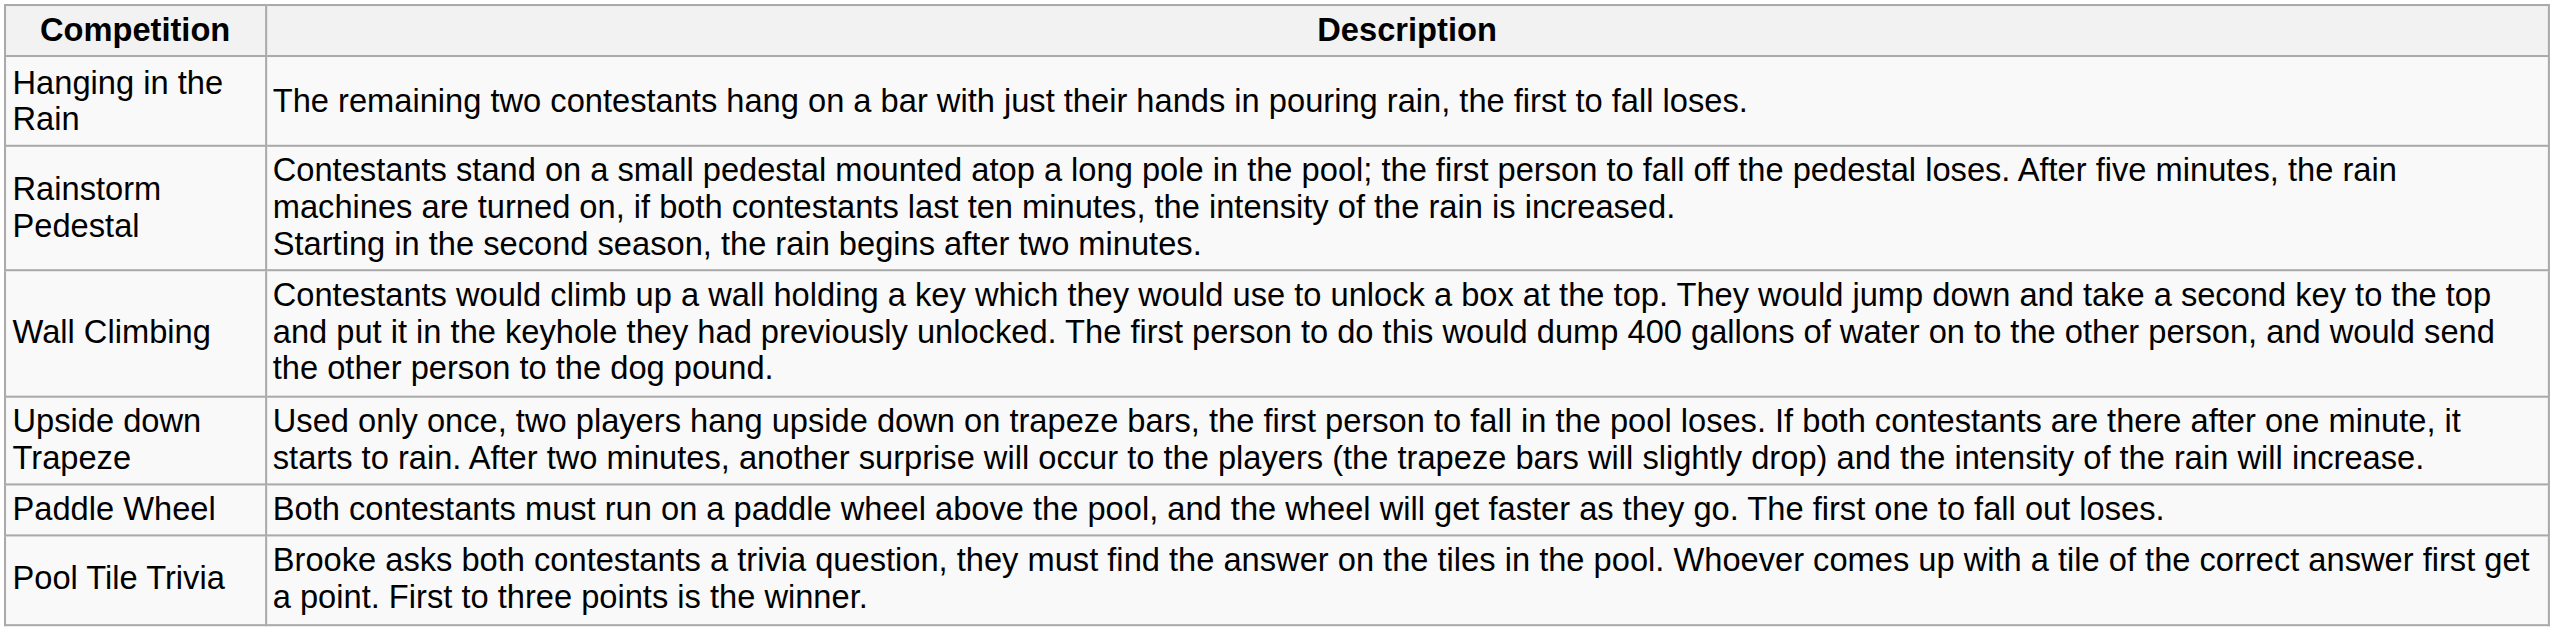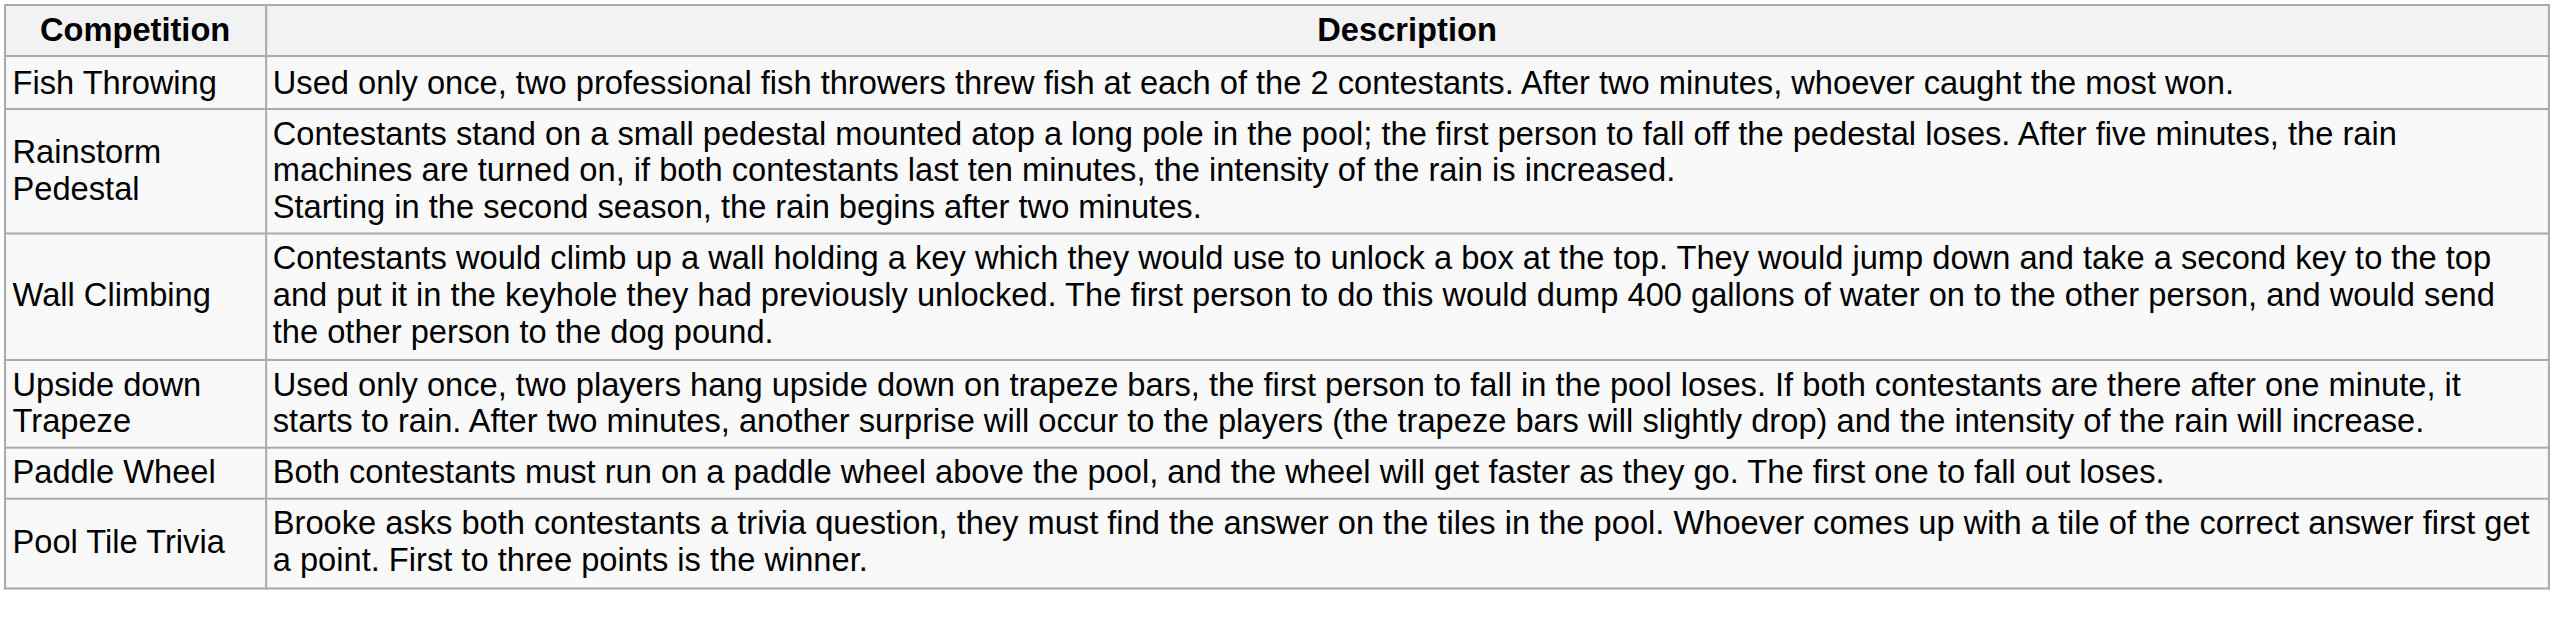+ row: (115, 82)
- row: (118, 100)
